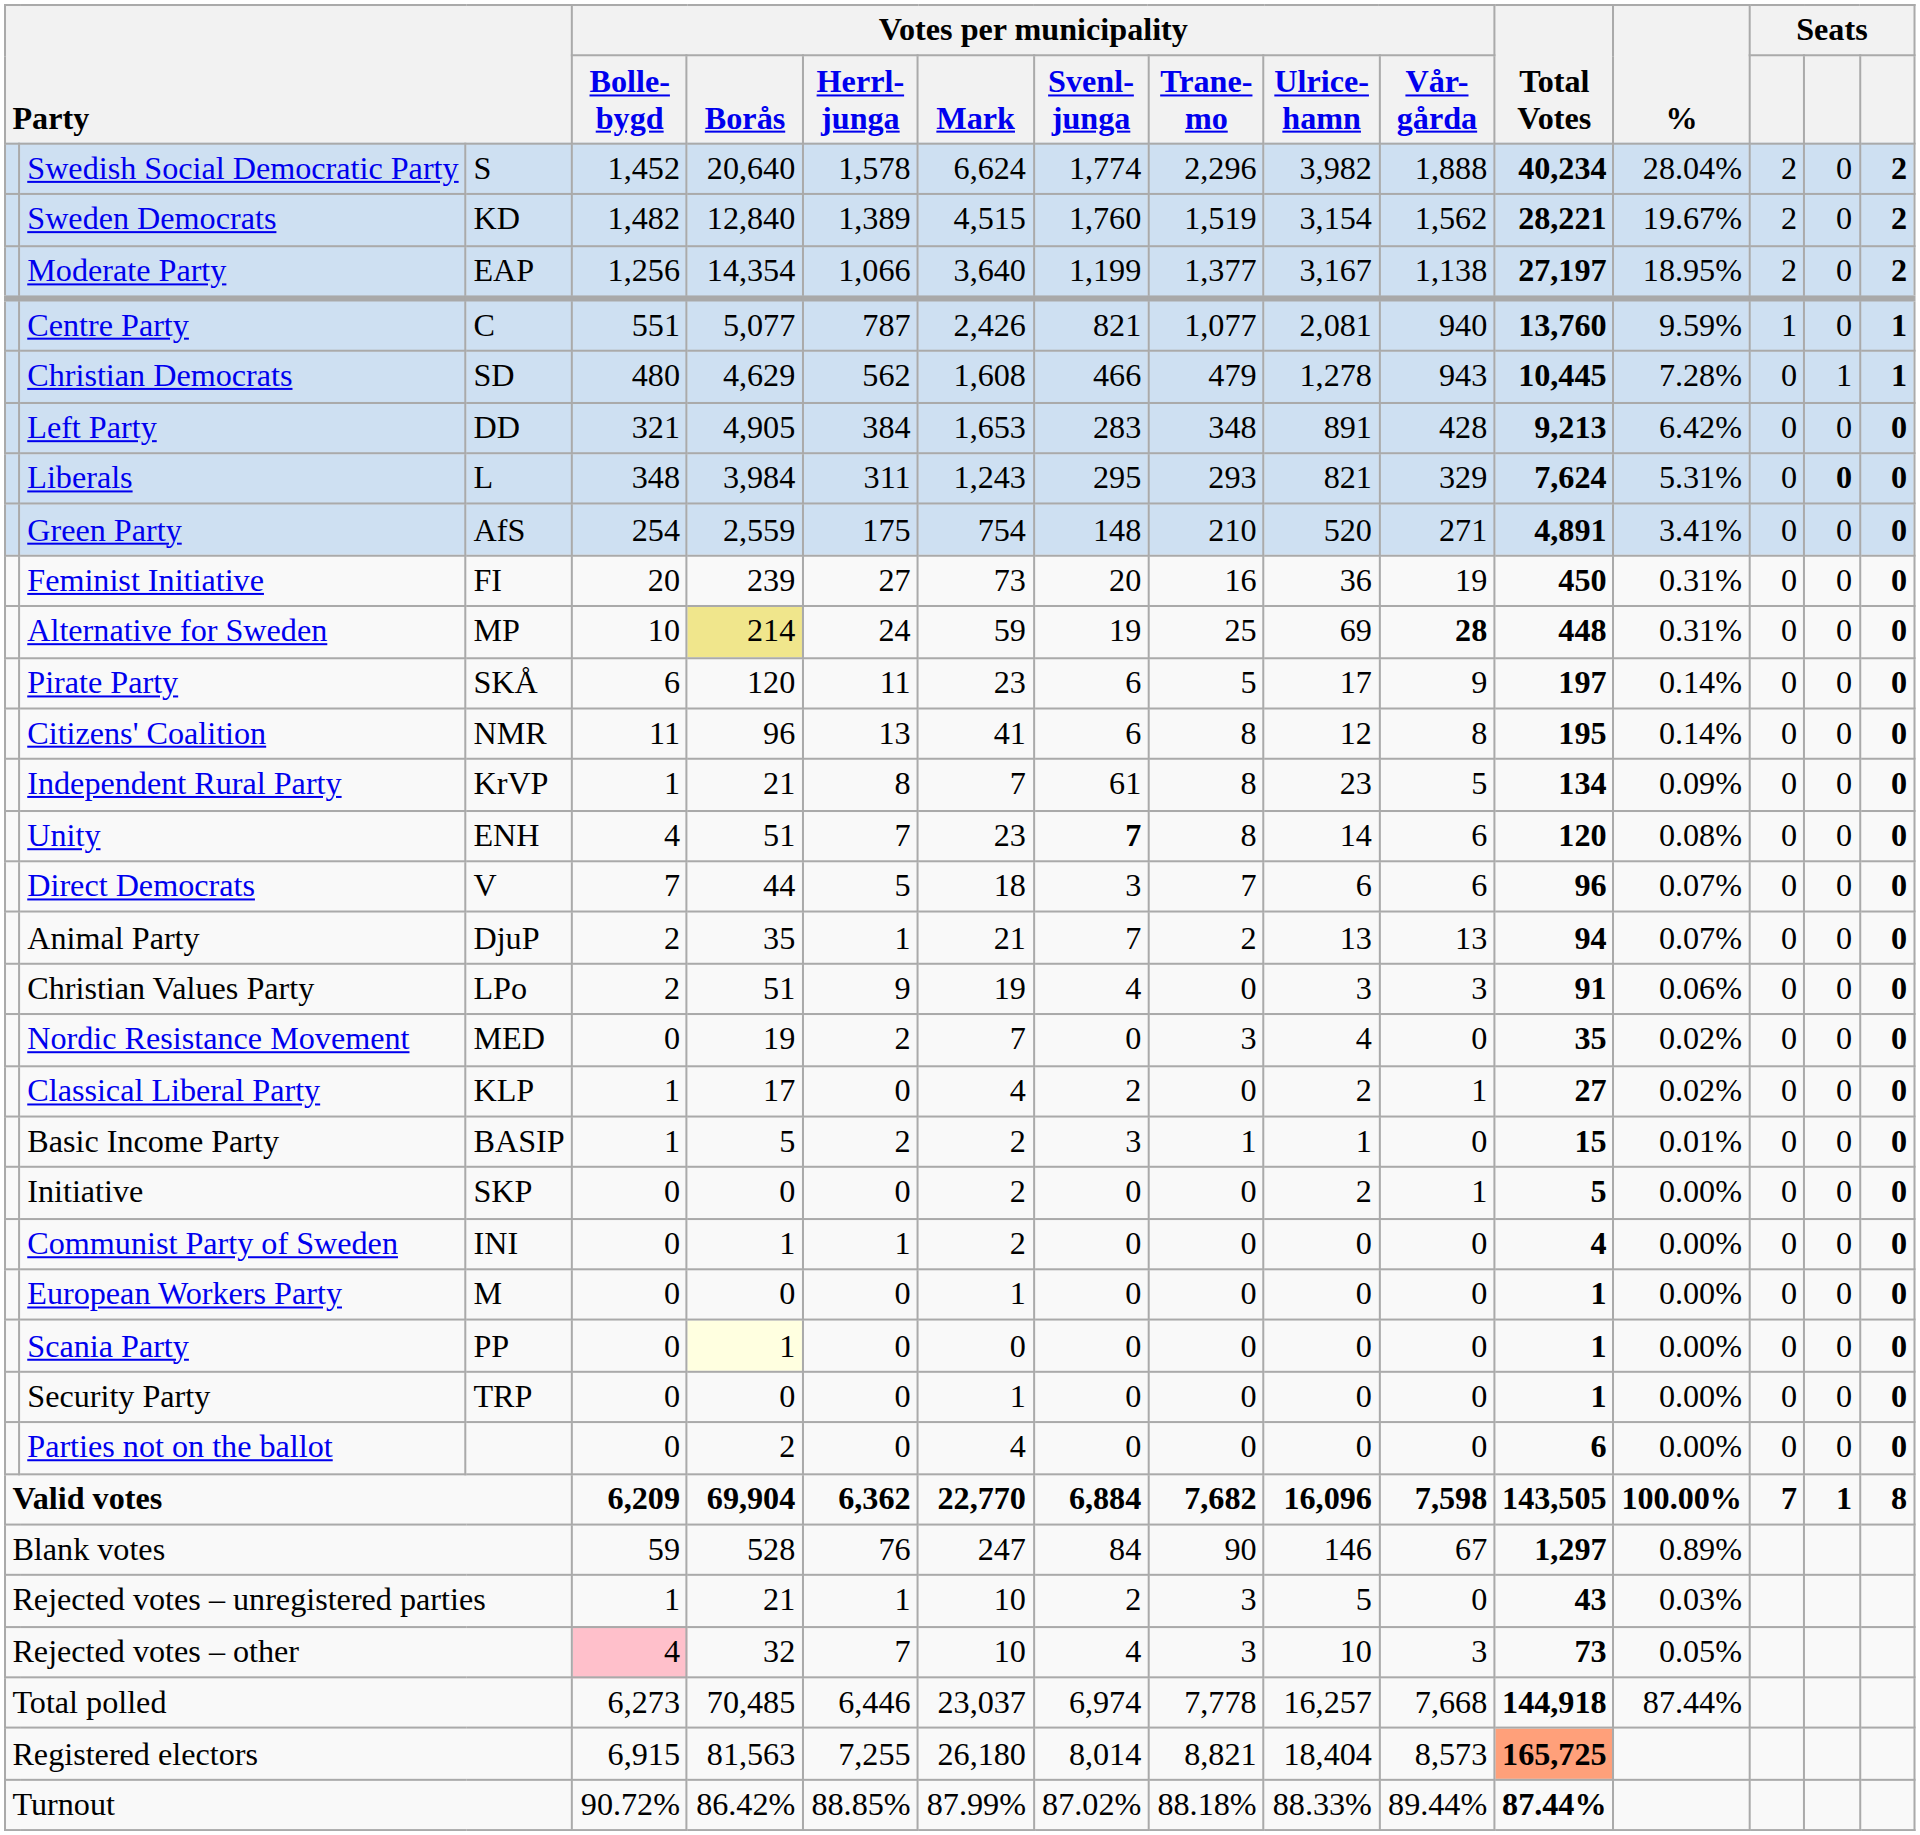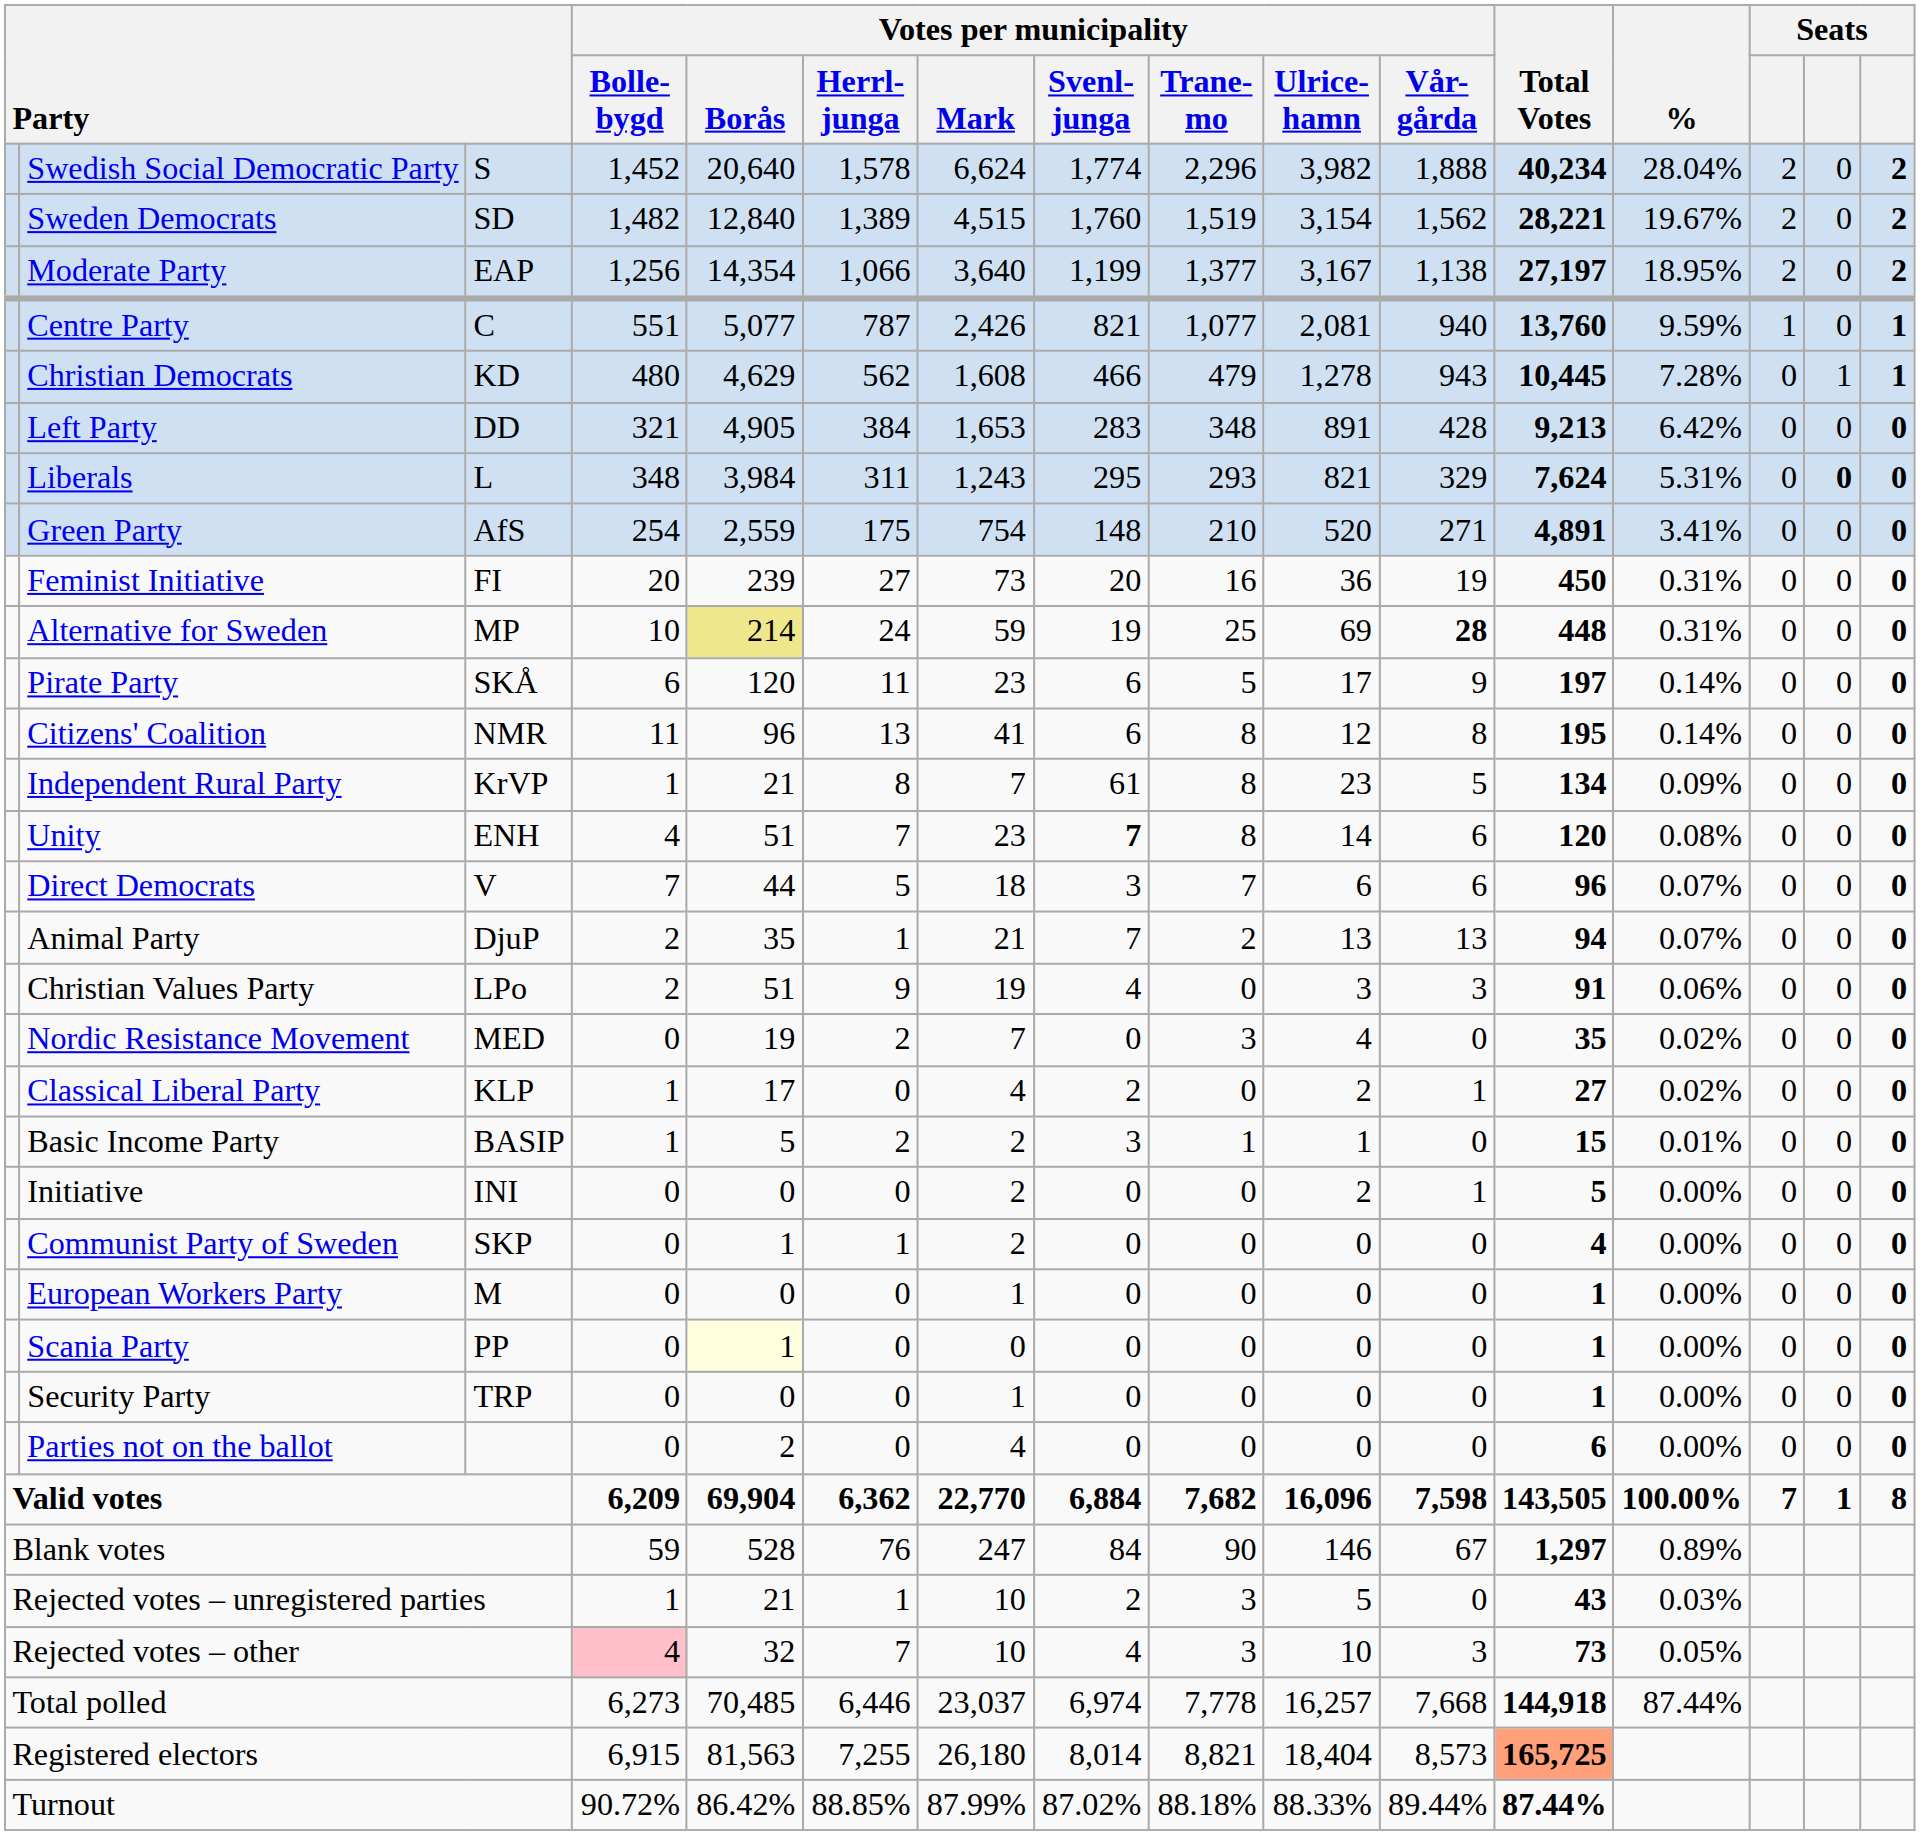(497, 219) KD -> (494, 219) SD
(494, 376) SD -> (497, 376) KD
(503, 1192) SKP -> (496, 1192) INI
(496, 1243) INI -> (503, 1243) SKP
